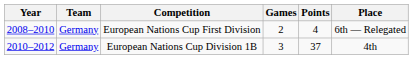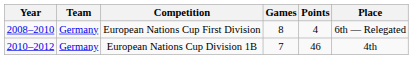(281, 29) 2 -> (281, 29) 8
(281, 46) 3 -> (281, 46) 7
(315, 46) 37 -> (315, 46) 46
